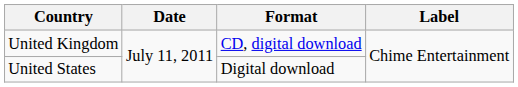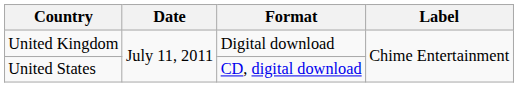(291, 43) CD, digital download -> (278, 43) Digital download
(278, 69) Digital download -> (291, 69) CD, digital download
